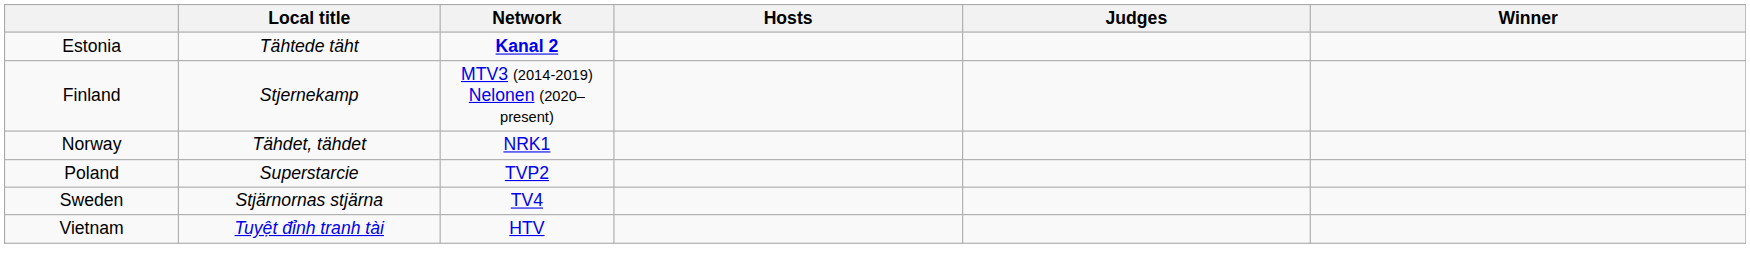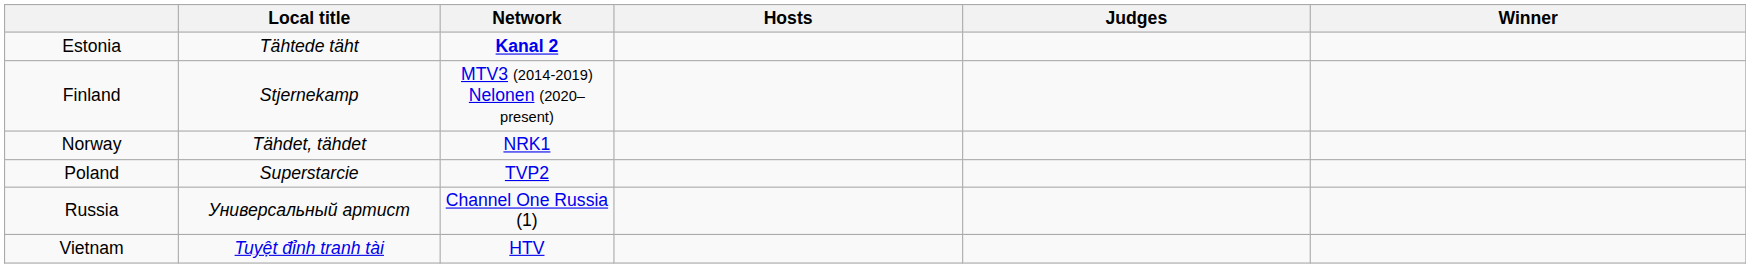+ row: (92, 210)
- row: (92, 200)
